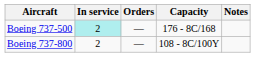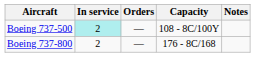(189, 28) 176 - 8C/168 -> (189, 28) 108 - 8C/100Y
(189, 44) 108 - 8C/100Y -> (189, 44) 176 - 8C/168
